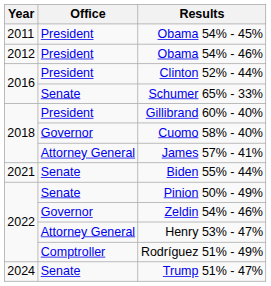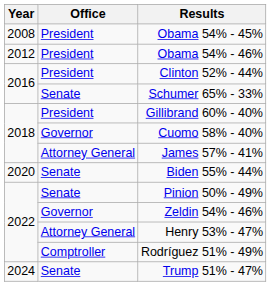(21, 34) 2011 -> (21, 34) 2008
(21, 172) 2021 -> (21, 172) 2020
